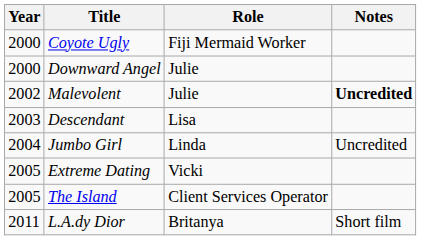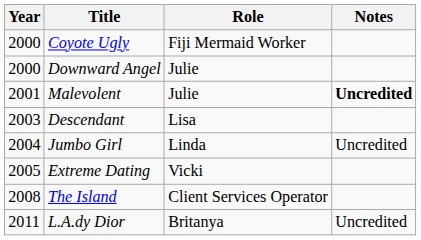(24, 94) 2002 -> (24, 94) 2001
(24, 196) 2005 -> (24, 196) 2008
(368, 222) Short film -> (371, 222) Uncredited
